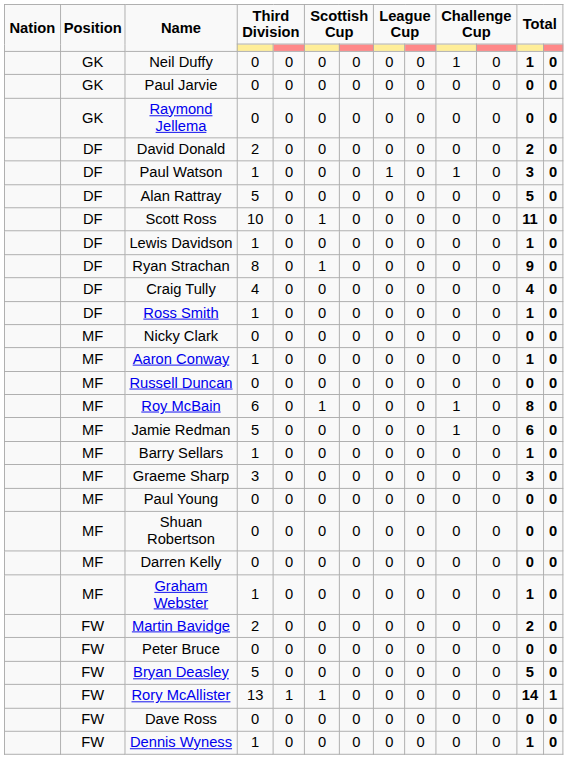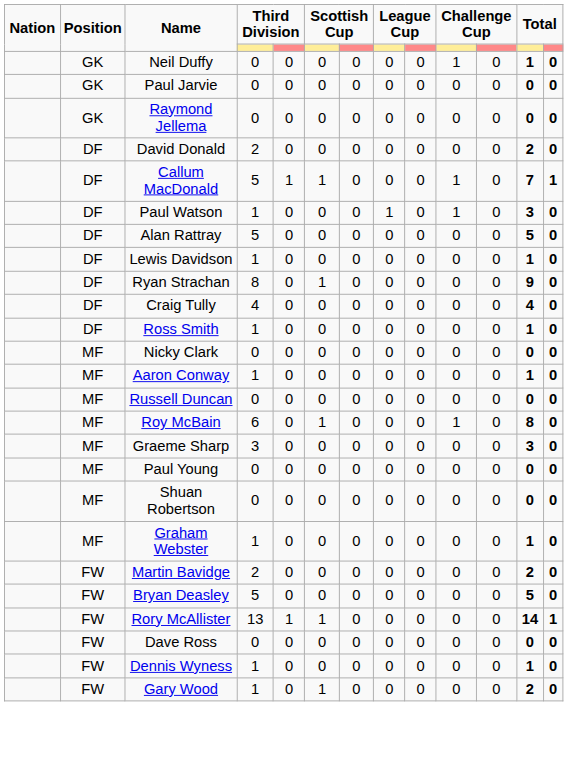+ row: (181, 181)
- row: (181, 219)
- row: (181, 429)
- row: (181, 452)
- row: (181, 562)
- row: (181, 649)
+ row: (181, 689)
